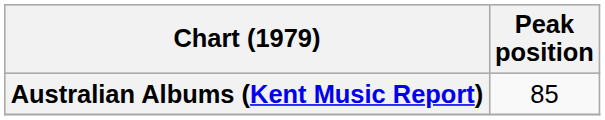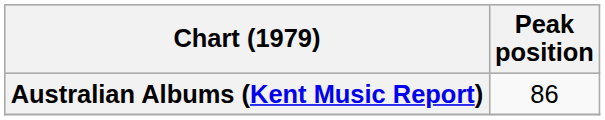(544, 93) 85 -> (544, 93) 86
